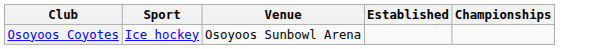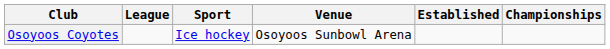+ column: (147, 15)
